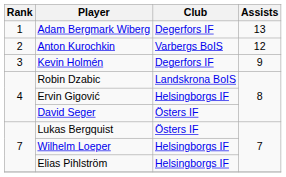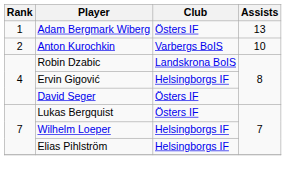(184, 29) Degerfors IF -> (177, 29) Östers IF
(260, 46) 12 -> (260, 46) 10
- row: (70, 63)
